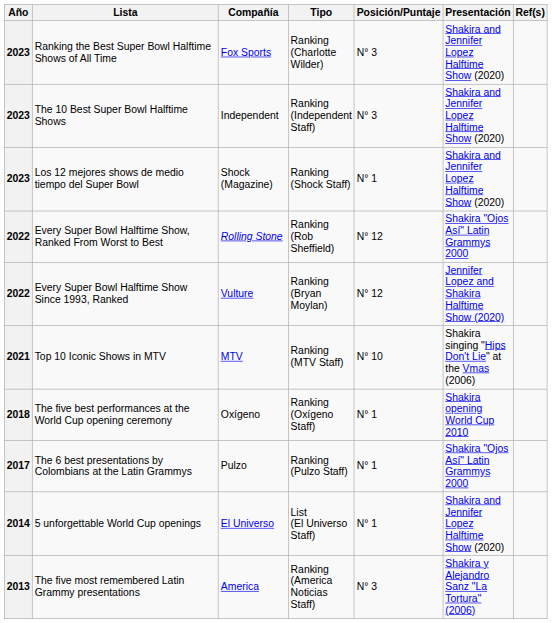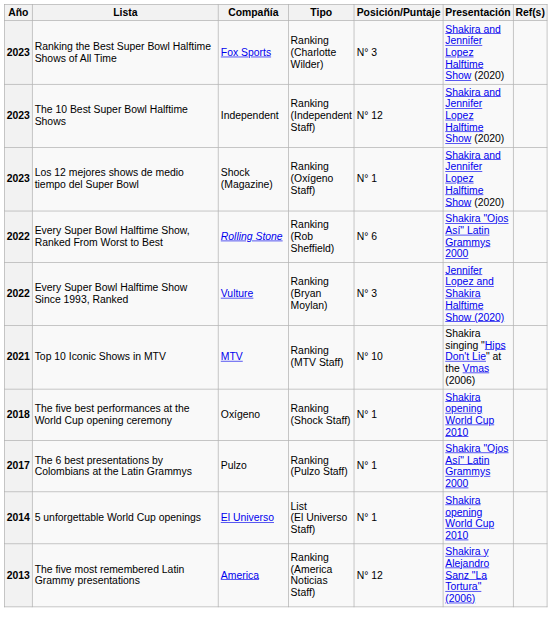(367, 115) N° 3 -> (370, 115) N° 12
(321, 179) Ranking (Shock Staff) -> (312, 179) Ranking (Oxígeno Staff)
(370, 236) N° 12 -> (367, 236) N° 6
(370, 294) N° 12 -> (367, 294) N° 3
(312, 414) Ranking (Oxígeno Staff) -> (321, 414) Ranking (Shock Staff)
(475, 523) Shakira and Jennifer Lopez Halftime Show (2020) -> (470, 518) Shakira opening World Cup 2010
(367, 587) N° 3 -> (370, 575) N° 12
